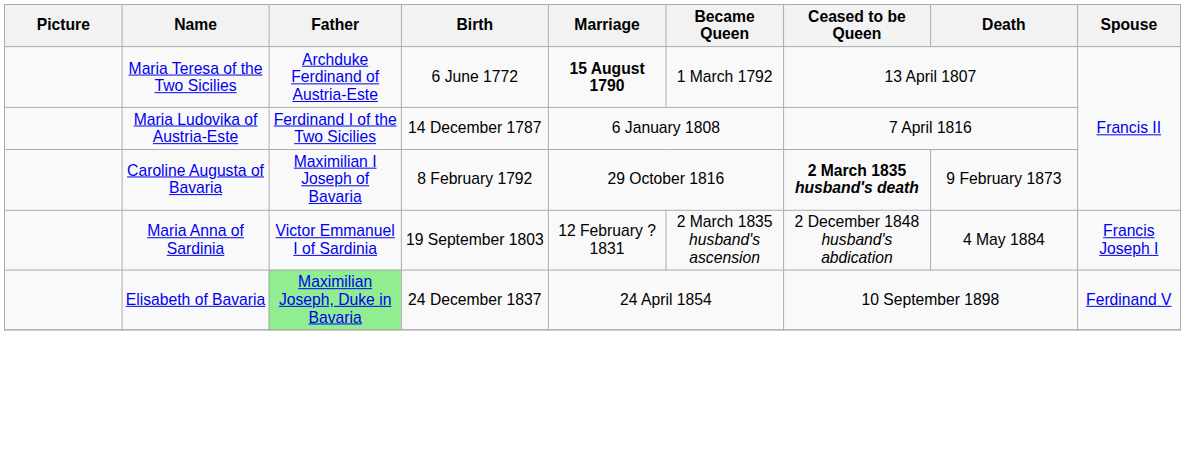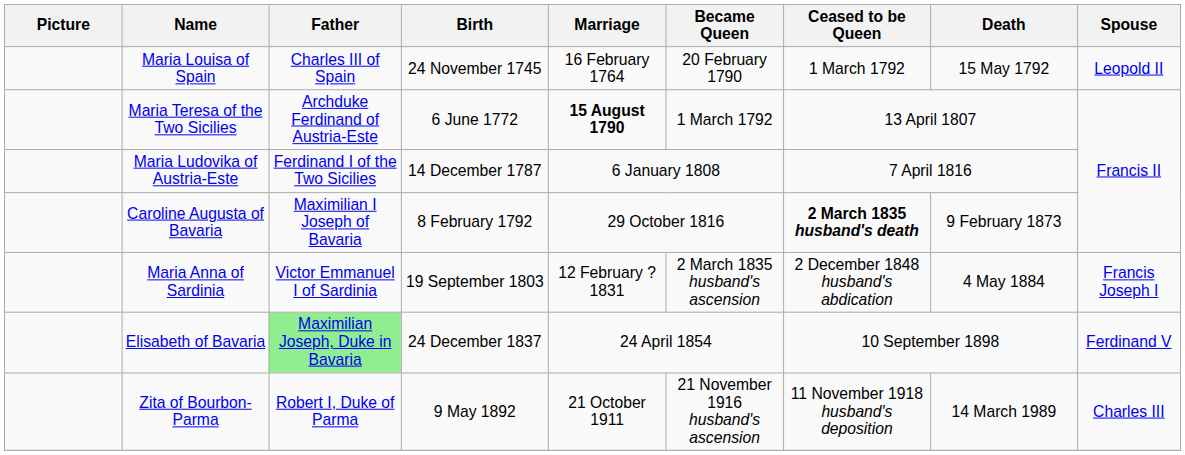+ row: (196, 68)
+ row: (196, 411)
